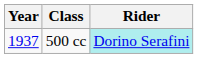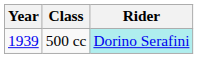(23, 41) 1937 -> (23, 41) 1939
